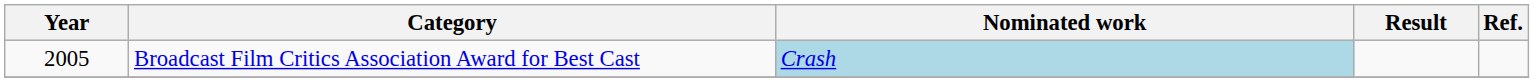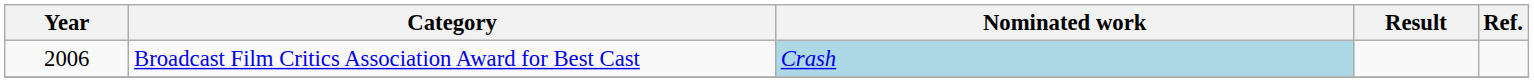(67, 58) 2005 -> (67, 58) 2006
